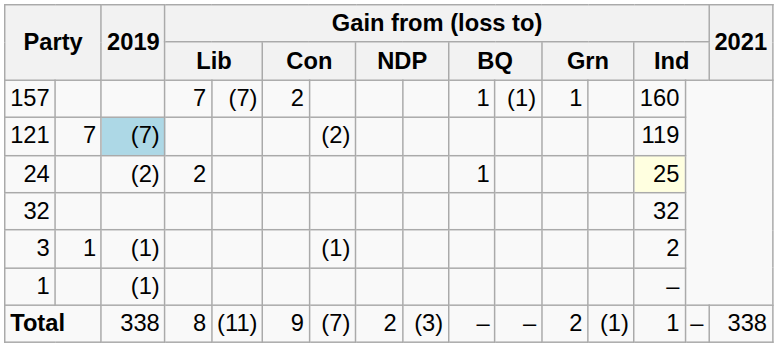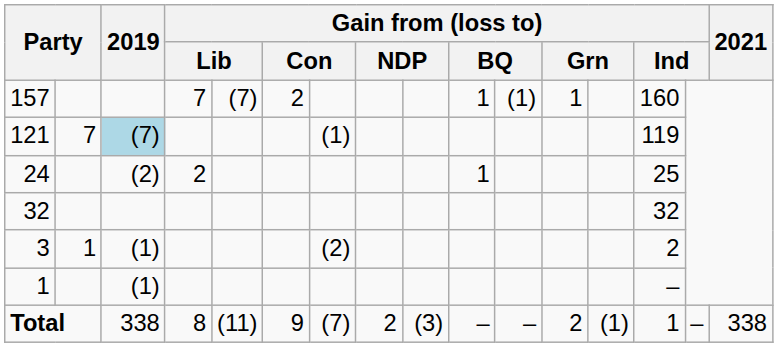(336, 135) (2) -> (336, 135) (1)
(666, 173) lightyellow background -> (666, 173) no background
(336, 248) (1) -> (336, 248) (2)
